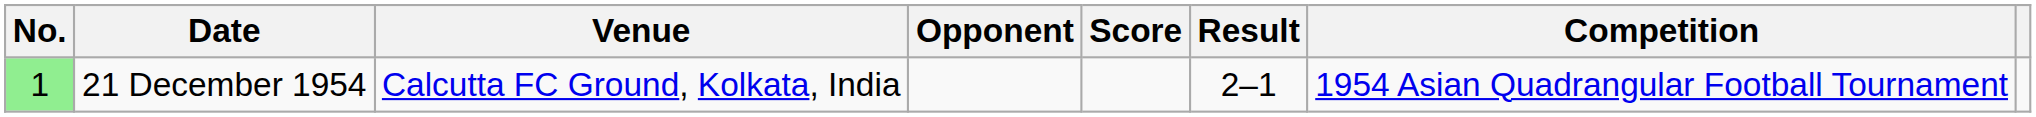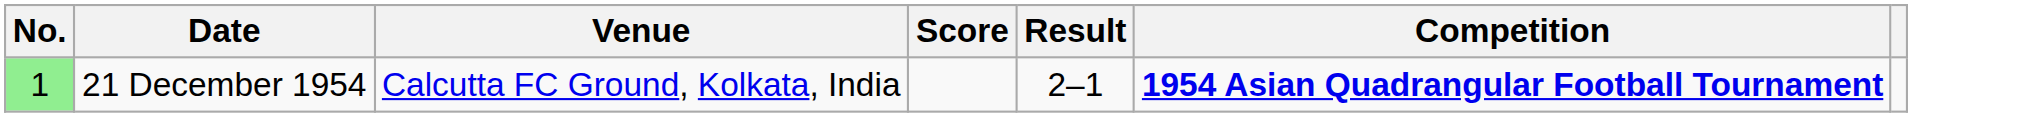- column: (995, 31)
(1662, 84) normal -> (1513, 84) bold
